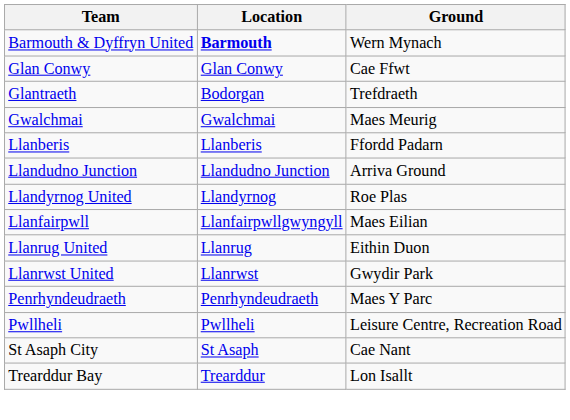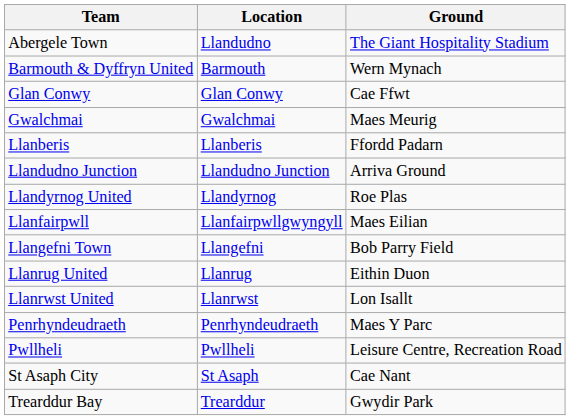+ row: (58, 42)
(236, 42) bold -> (233, 68) normal
- row: (42, 94)
+ row: (60, 247)
(392, 273) Gwydir Park -> (381, 299) Lon Isallt
(381, 376) Lon Isallt -> (392, 401) Gwydir Park
